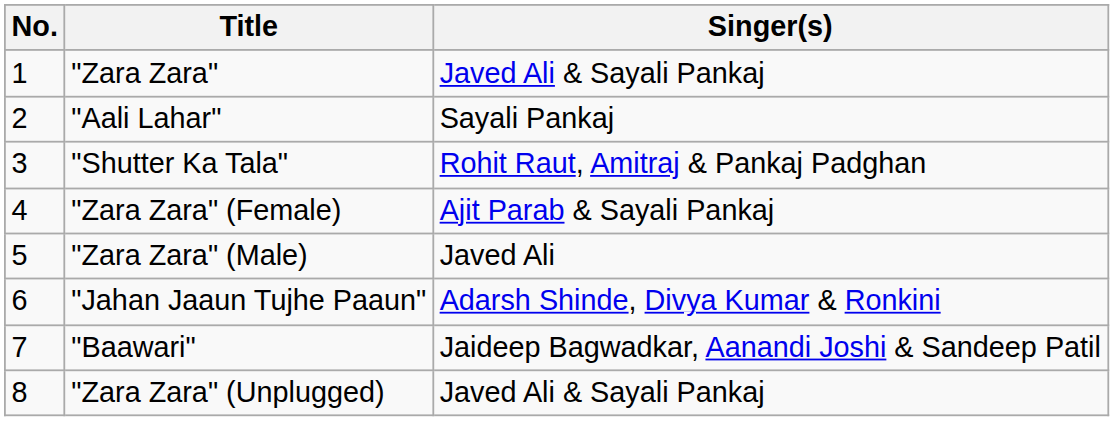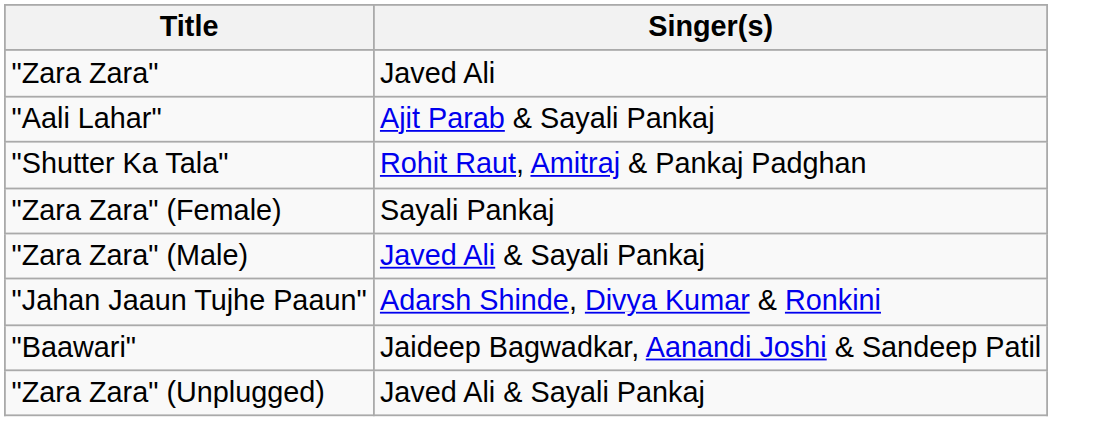- column: (35, 27)
(602, 73) Javed Ali & Sayali Pankaj -> (438, 73) Javed Ali
(527, 118) Sayali Pankaj -> (547, 118) Ajit Parab & Sayali Pankaj
(607, 210) Ajit Parab & Sayali Pankaj -> (467, 210) Sayali Pankaj
(497, 255) Javed Ali -> (542, 255) Javed Ali & Sayali Pankaj
